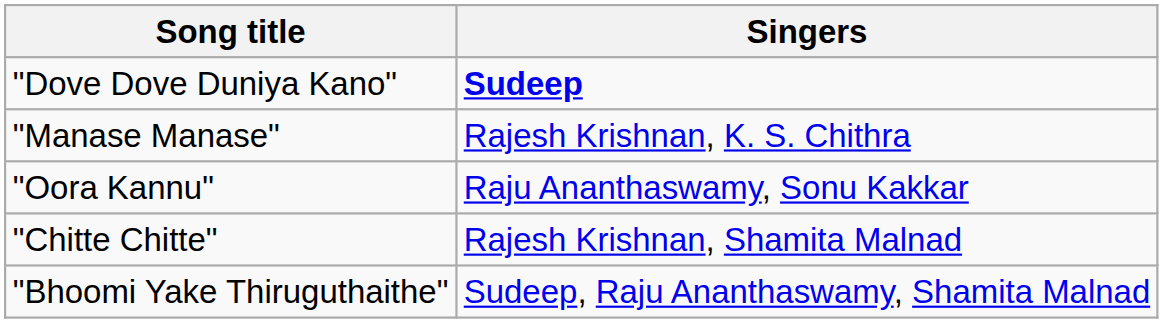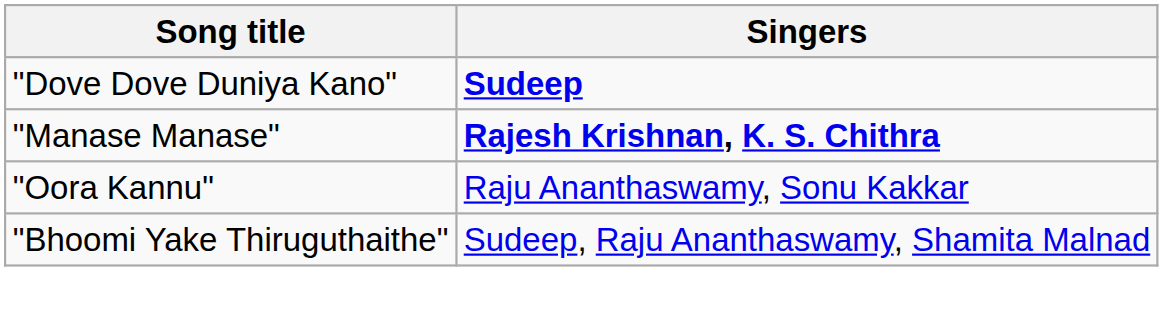(687, 136) normal -> (702, 136) bold
- row: (115, 240)
